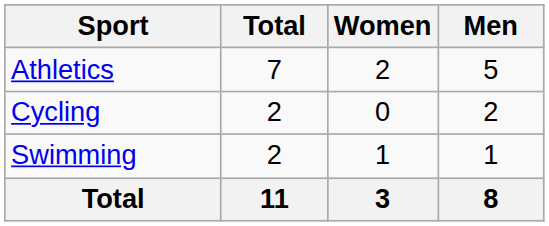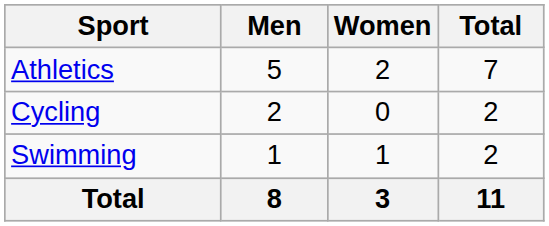columns swapped: (491, 26) <-> (274, 26)
